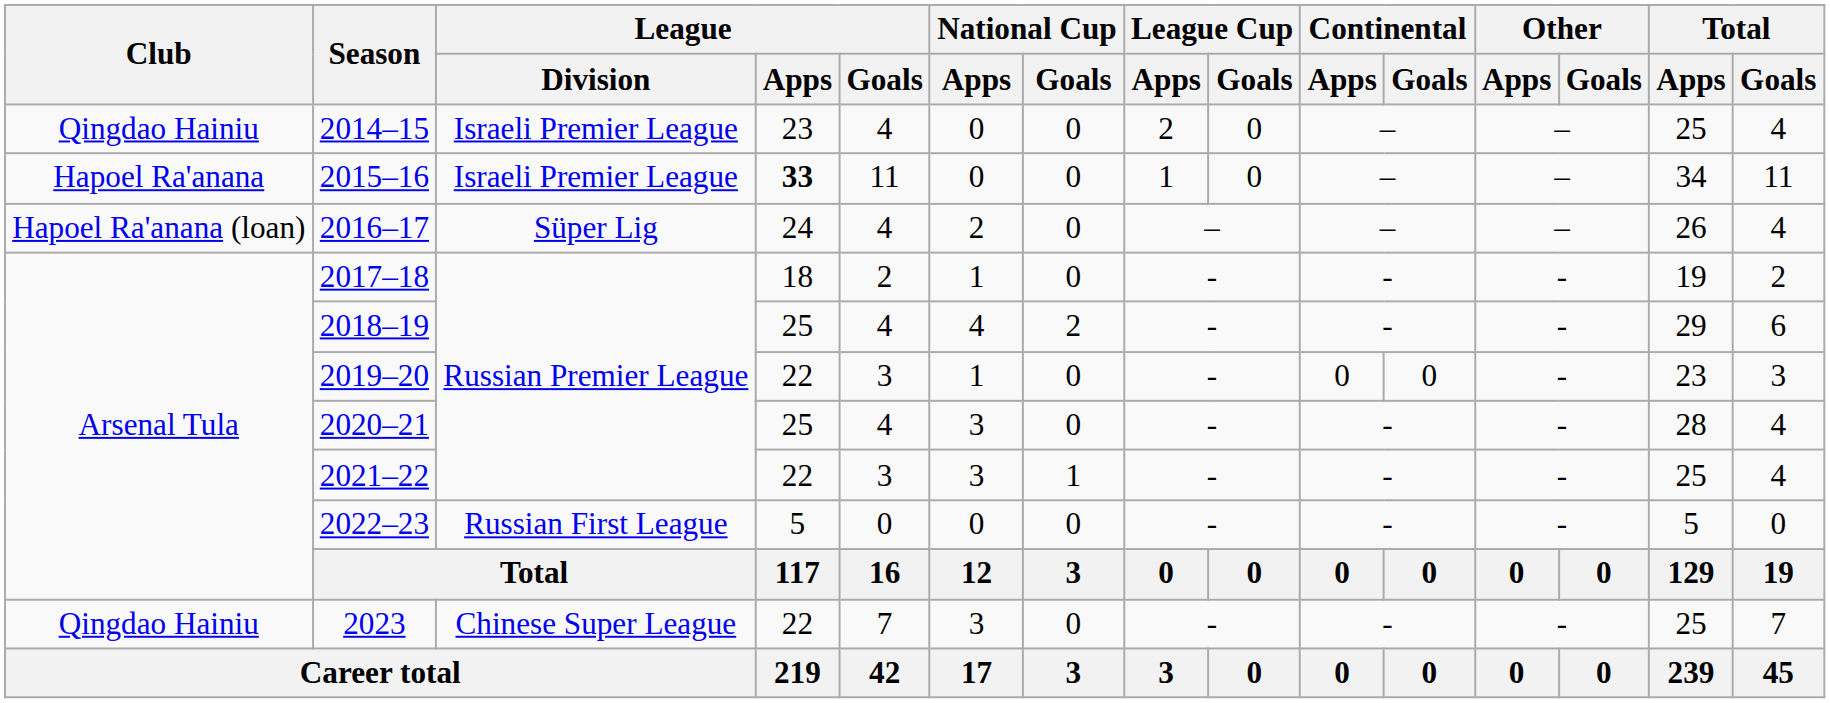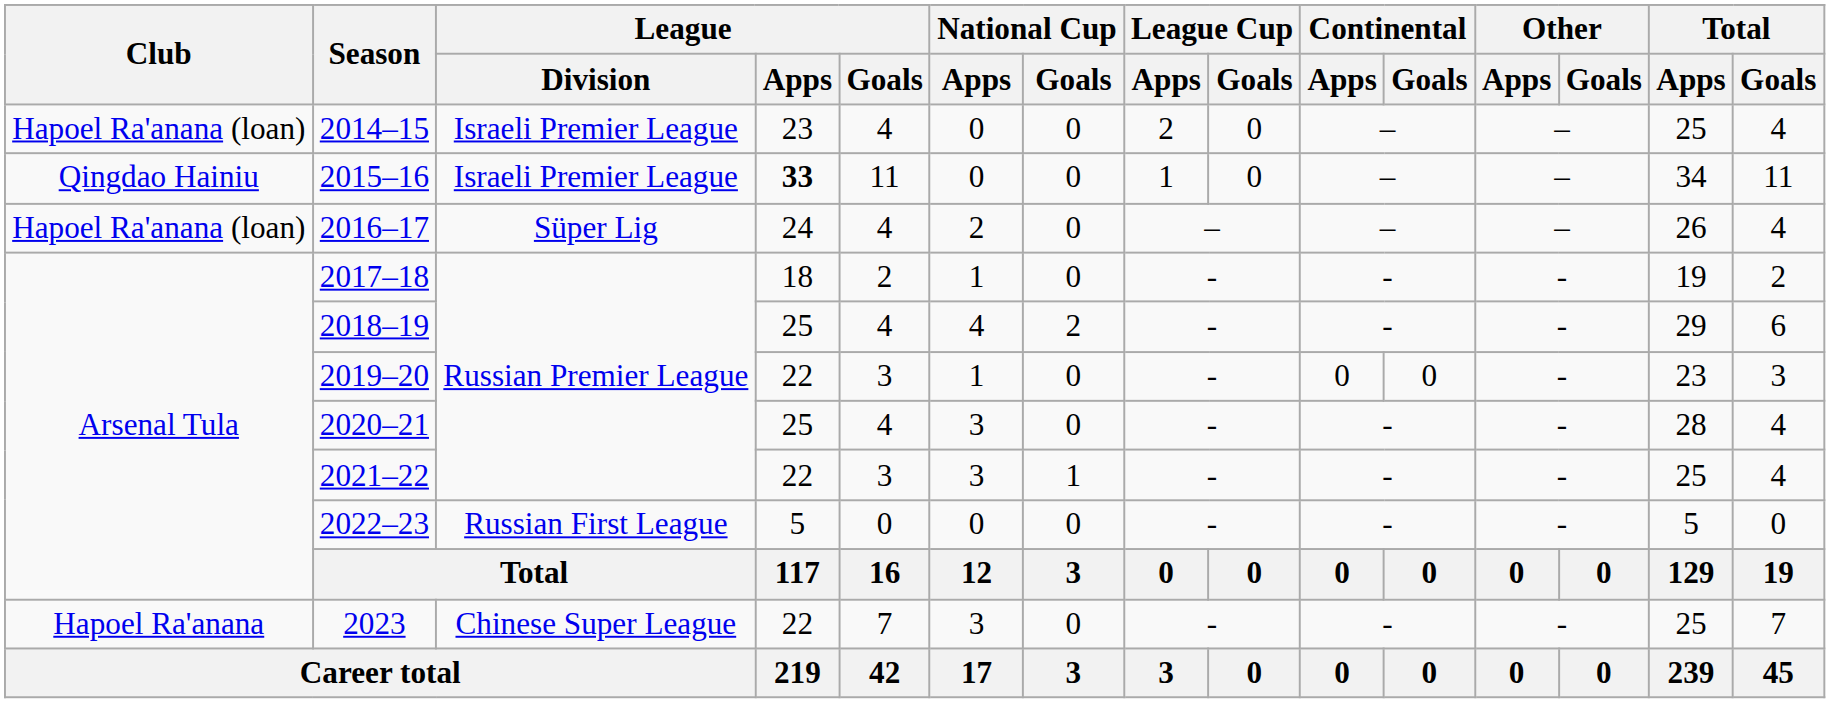(159, 128) Qingdao Hainiu -> (159, 128) Hapoel Ra'anana (loan)
(159, 177) Hapoel Ra'anana -> (159, 177) Qingdao Hainiu
(159, 623) Qingdao Hainiu -> (159, 623) Hapoel Ra'anana
